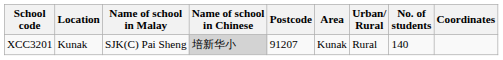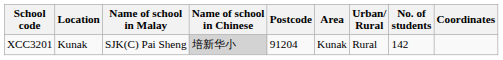(284, 44) 91207 -> (284, 44) 91204
(400, 44) 140 -> (400, 44) 142
